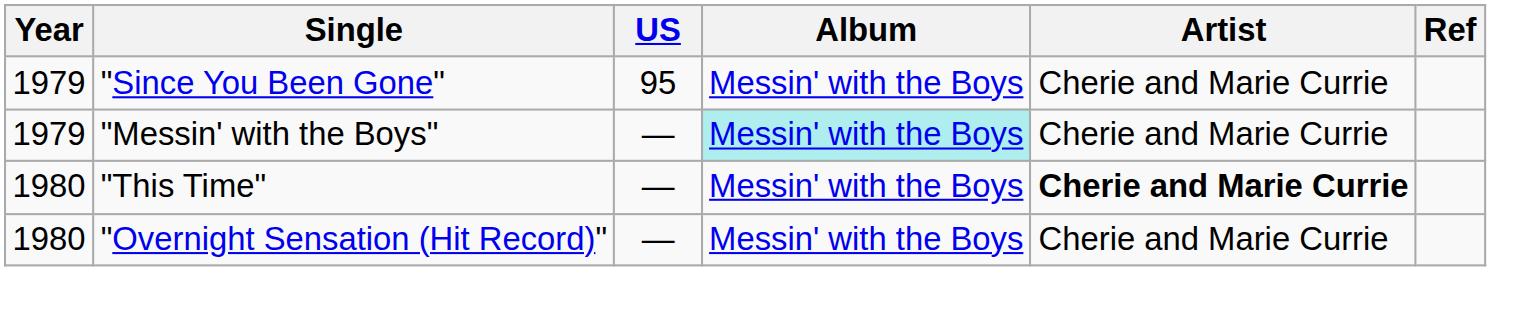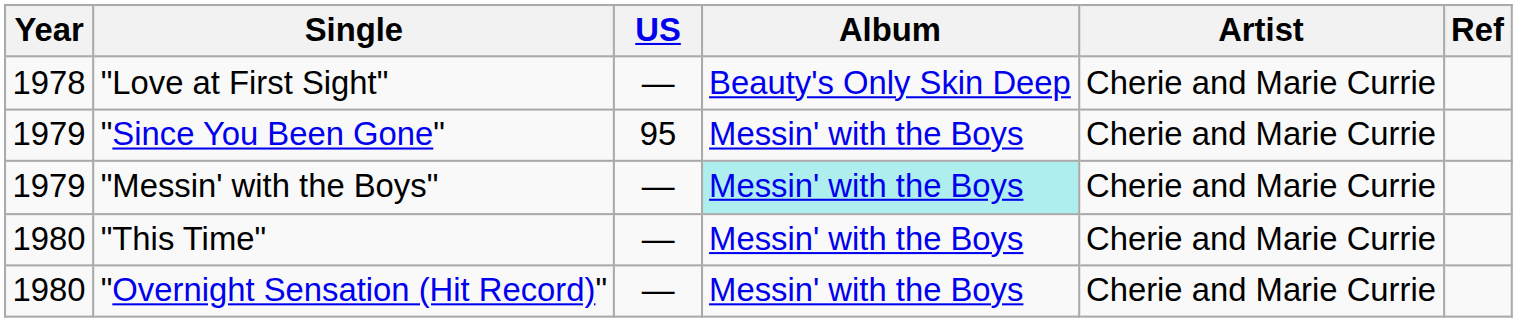+ row: (244, 82)
(1224, 186) bold -> (1261, 238) normal
